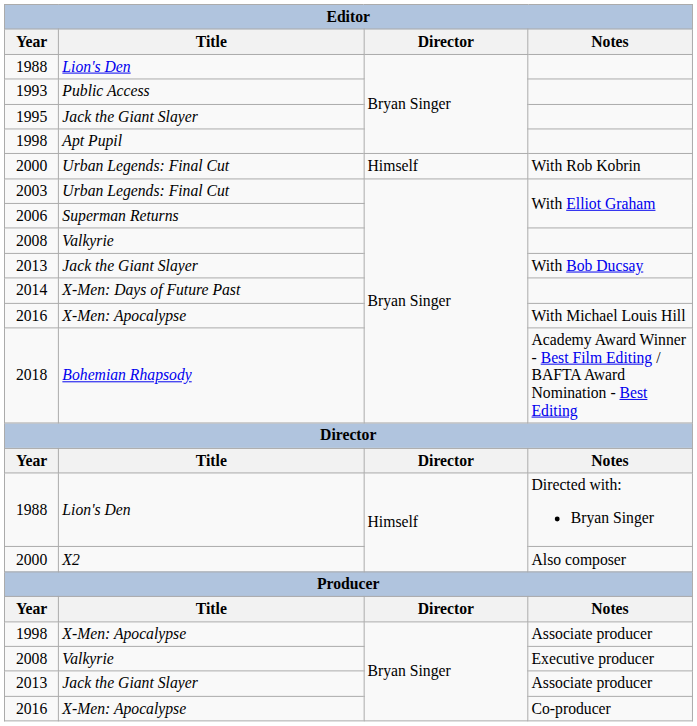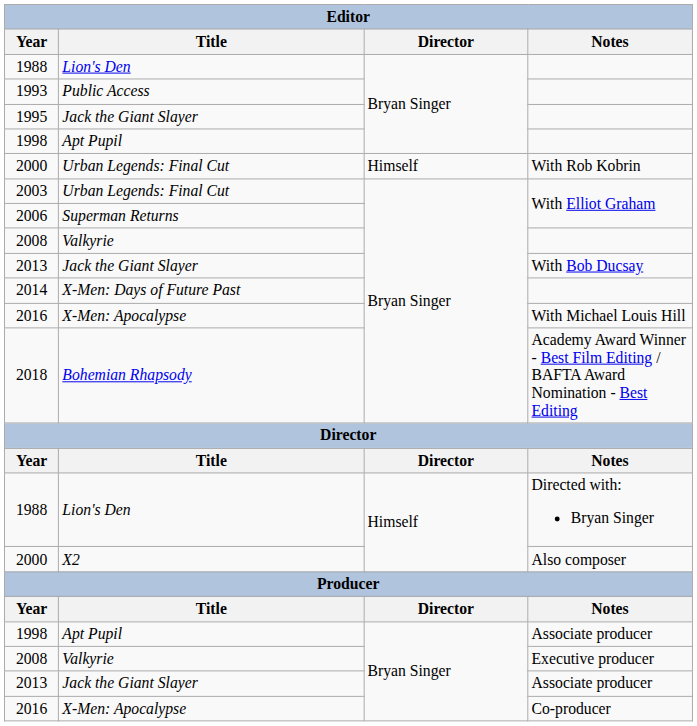(124, 633) X-Men: Apocalypse -> (92, 633) Apt Pupil
